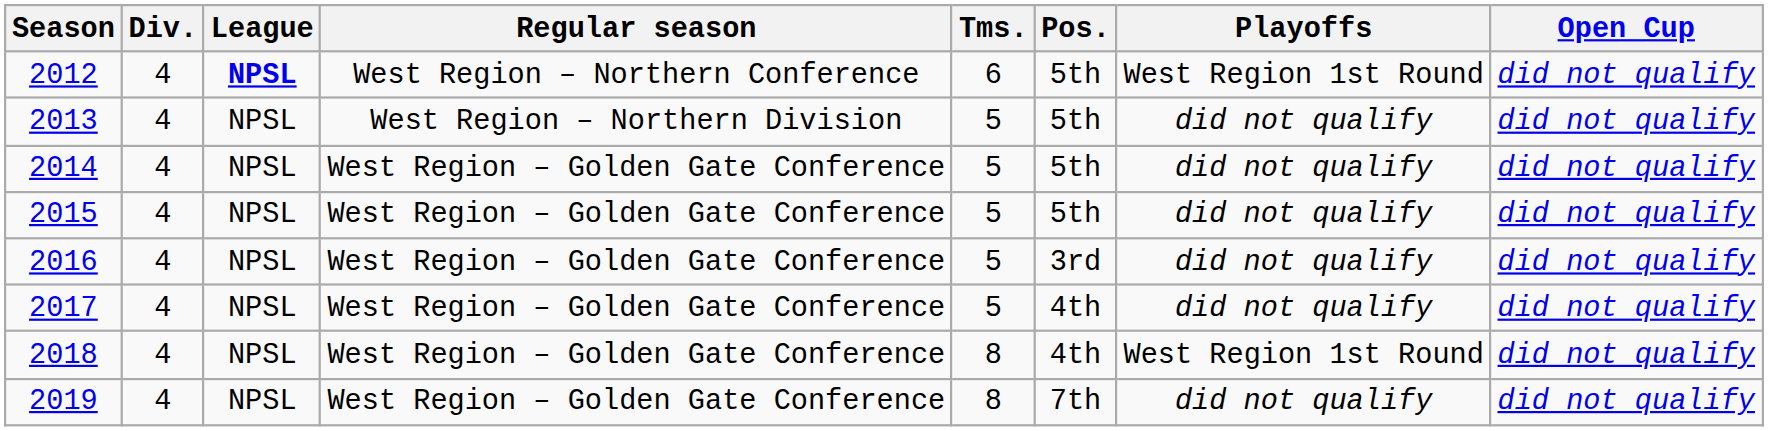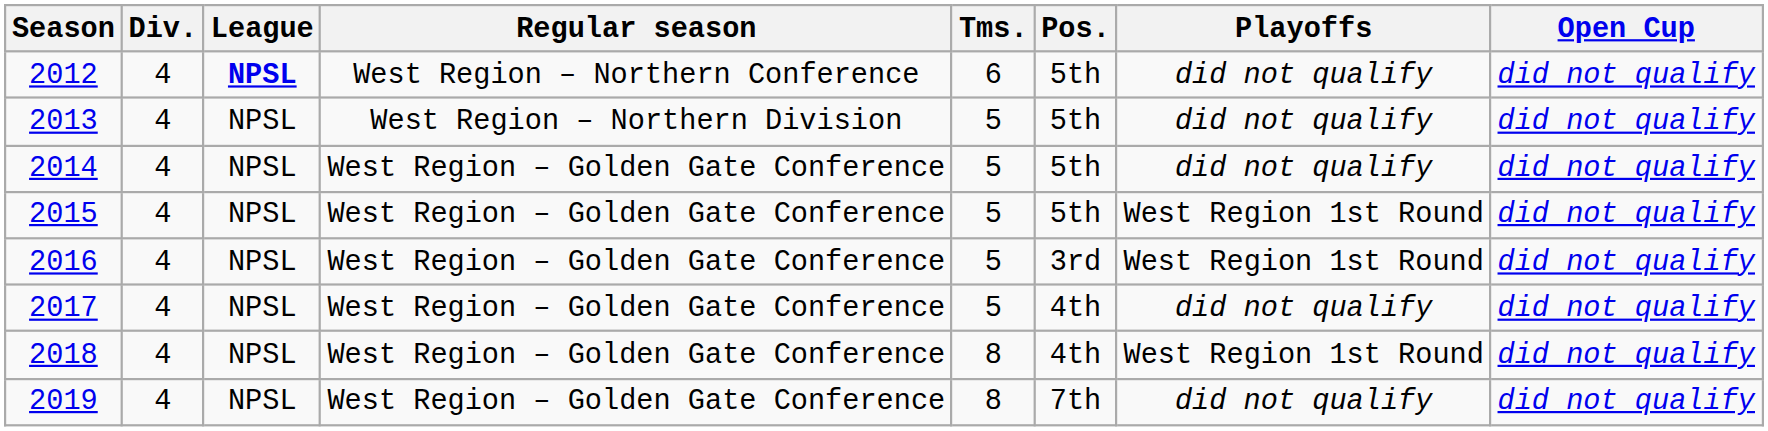(1304, 75) West Region 1st Round -> (1304, 75) did not qualify
(1304, 215) did not qualify -> (1304, 215) West Region 1st Round
(1304, 261) did not qualify -> (1304, 261) West Region 1st Round
